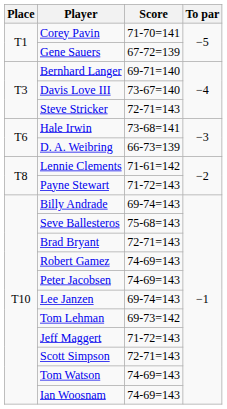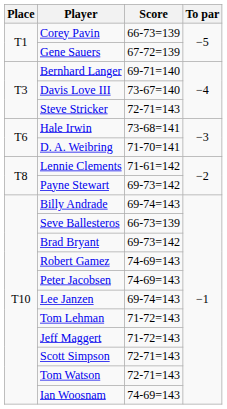(154, 33) 71-70=141 -> (154, 33) 66-73=139
(154, 147) 66-73=139 -> (154, 147) 71-70=141
(154, 185) 71-72=143 -> (154, 185) 69-73=142
(154, 223) 75-68=143 -> (154, 223) 66-73=139
(154, 242) 72-71=143 -> (154, 242) 69-73=142
(154, 318) 69-73=142 -> (154, 318) 71-72=143
(154, 375) 74-69=143 -> (154, 375) 72-71=143
